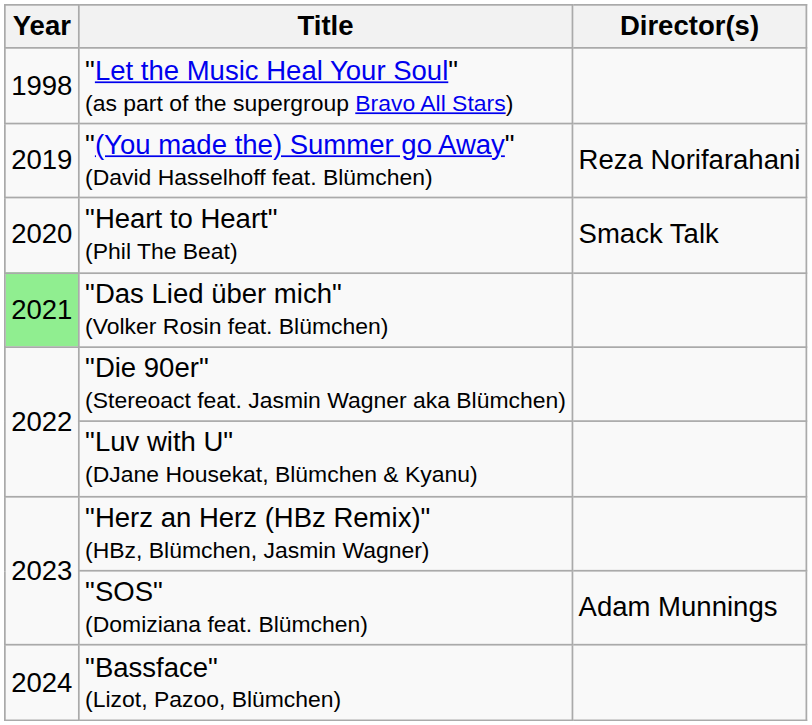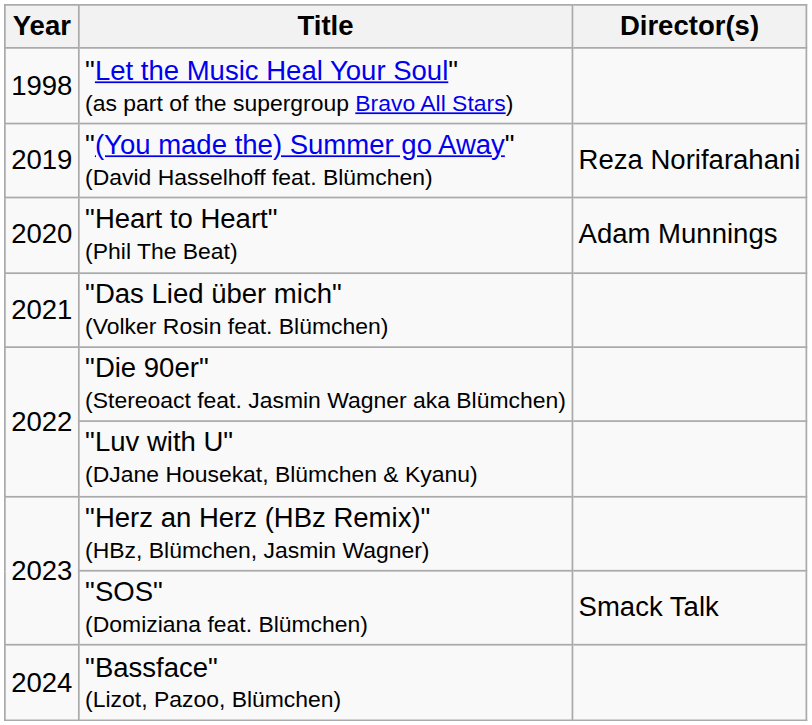(649, 234) Smack Talk -> (678, 234) Adam Munnings
(42, 309) lightgreen background -> (42, 309) no background
(678, 607) Adam Munnings -> (649, 607) Smack Talk
